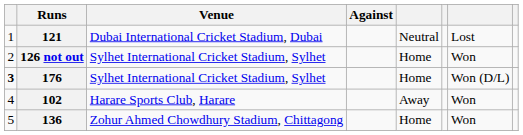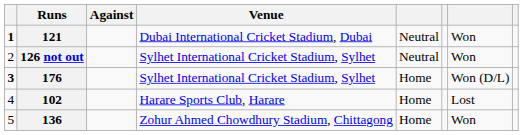columns swapped: (371, 15) <-> (217, 15)
(11, 36) normal -> (11, 36) bold
(463, 36) Lost -> (463, 36) Won
(415, 57) Home -> (419, 57) Neutral
(414, 99) Away -> (415, 99) Home
(463, 99) Won -> (463, 99) Lost
